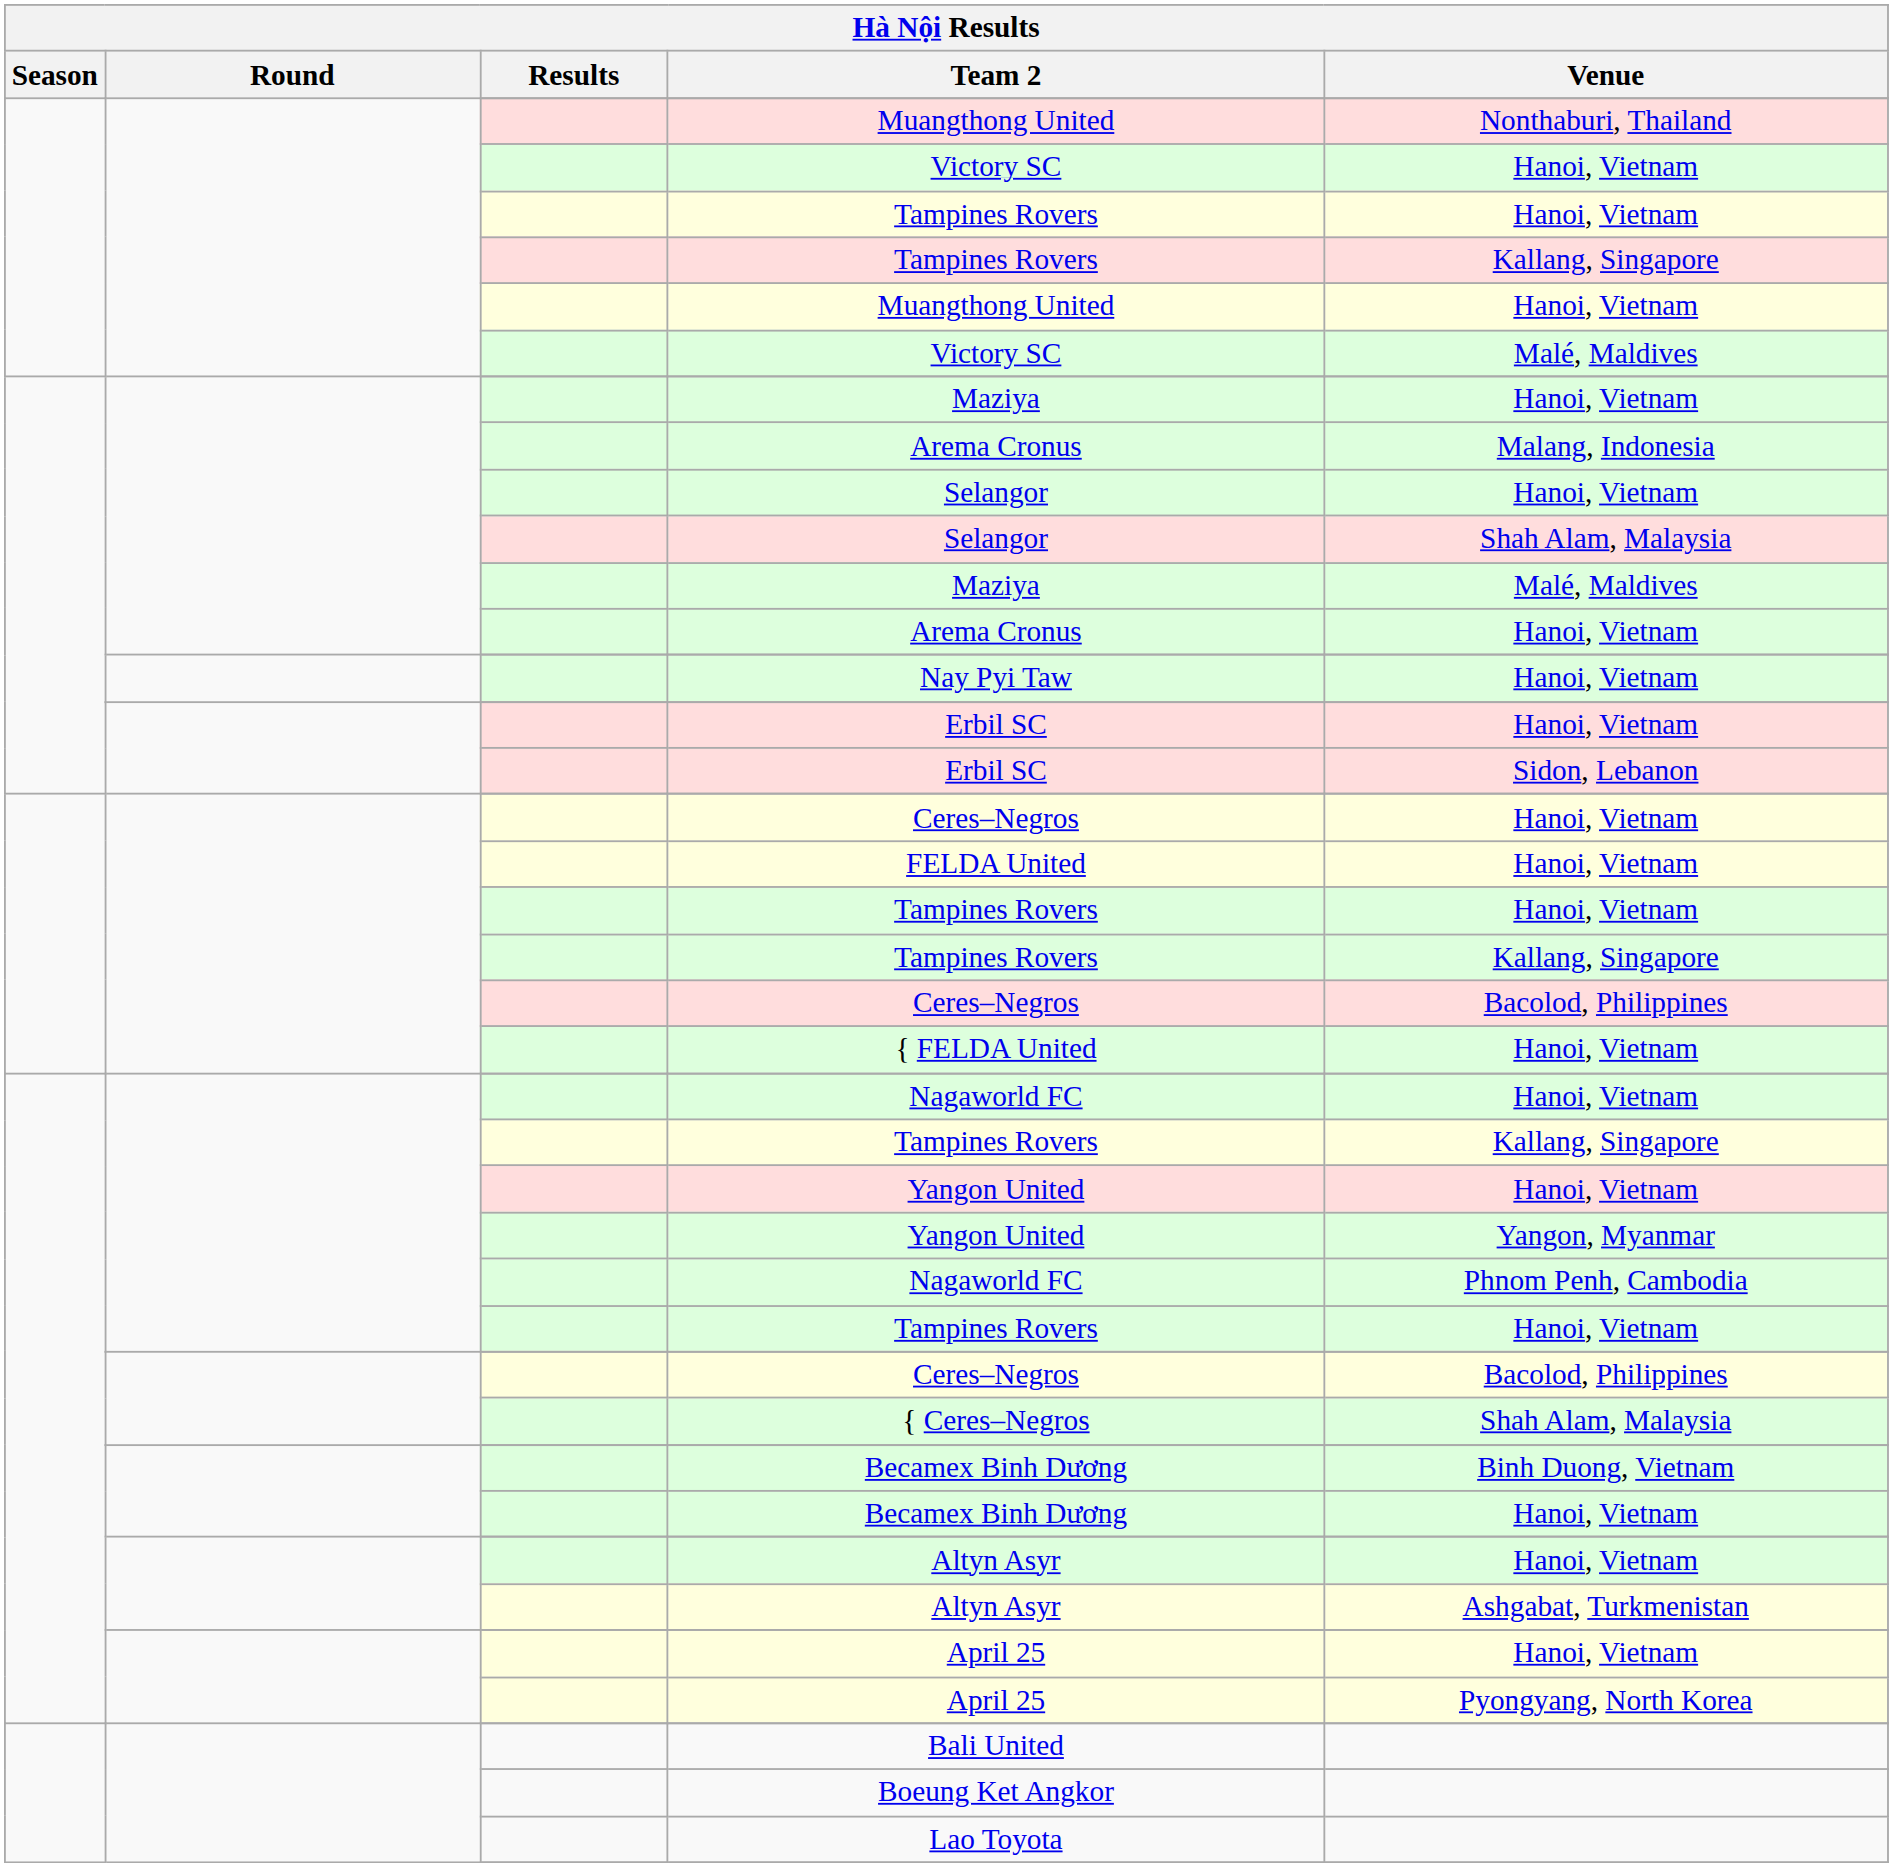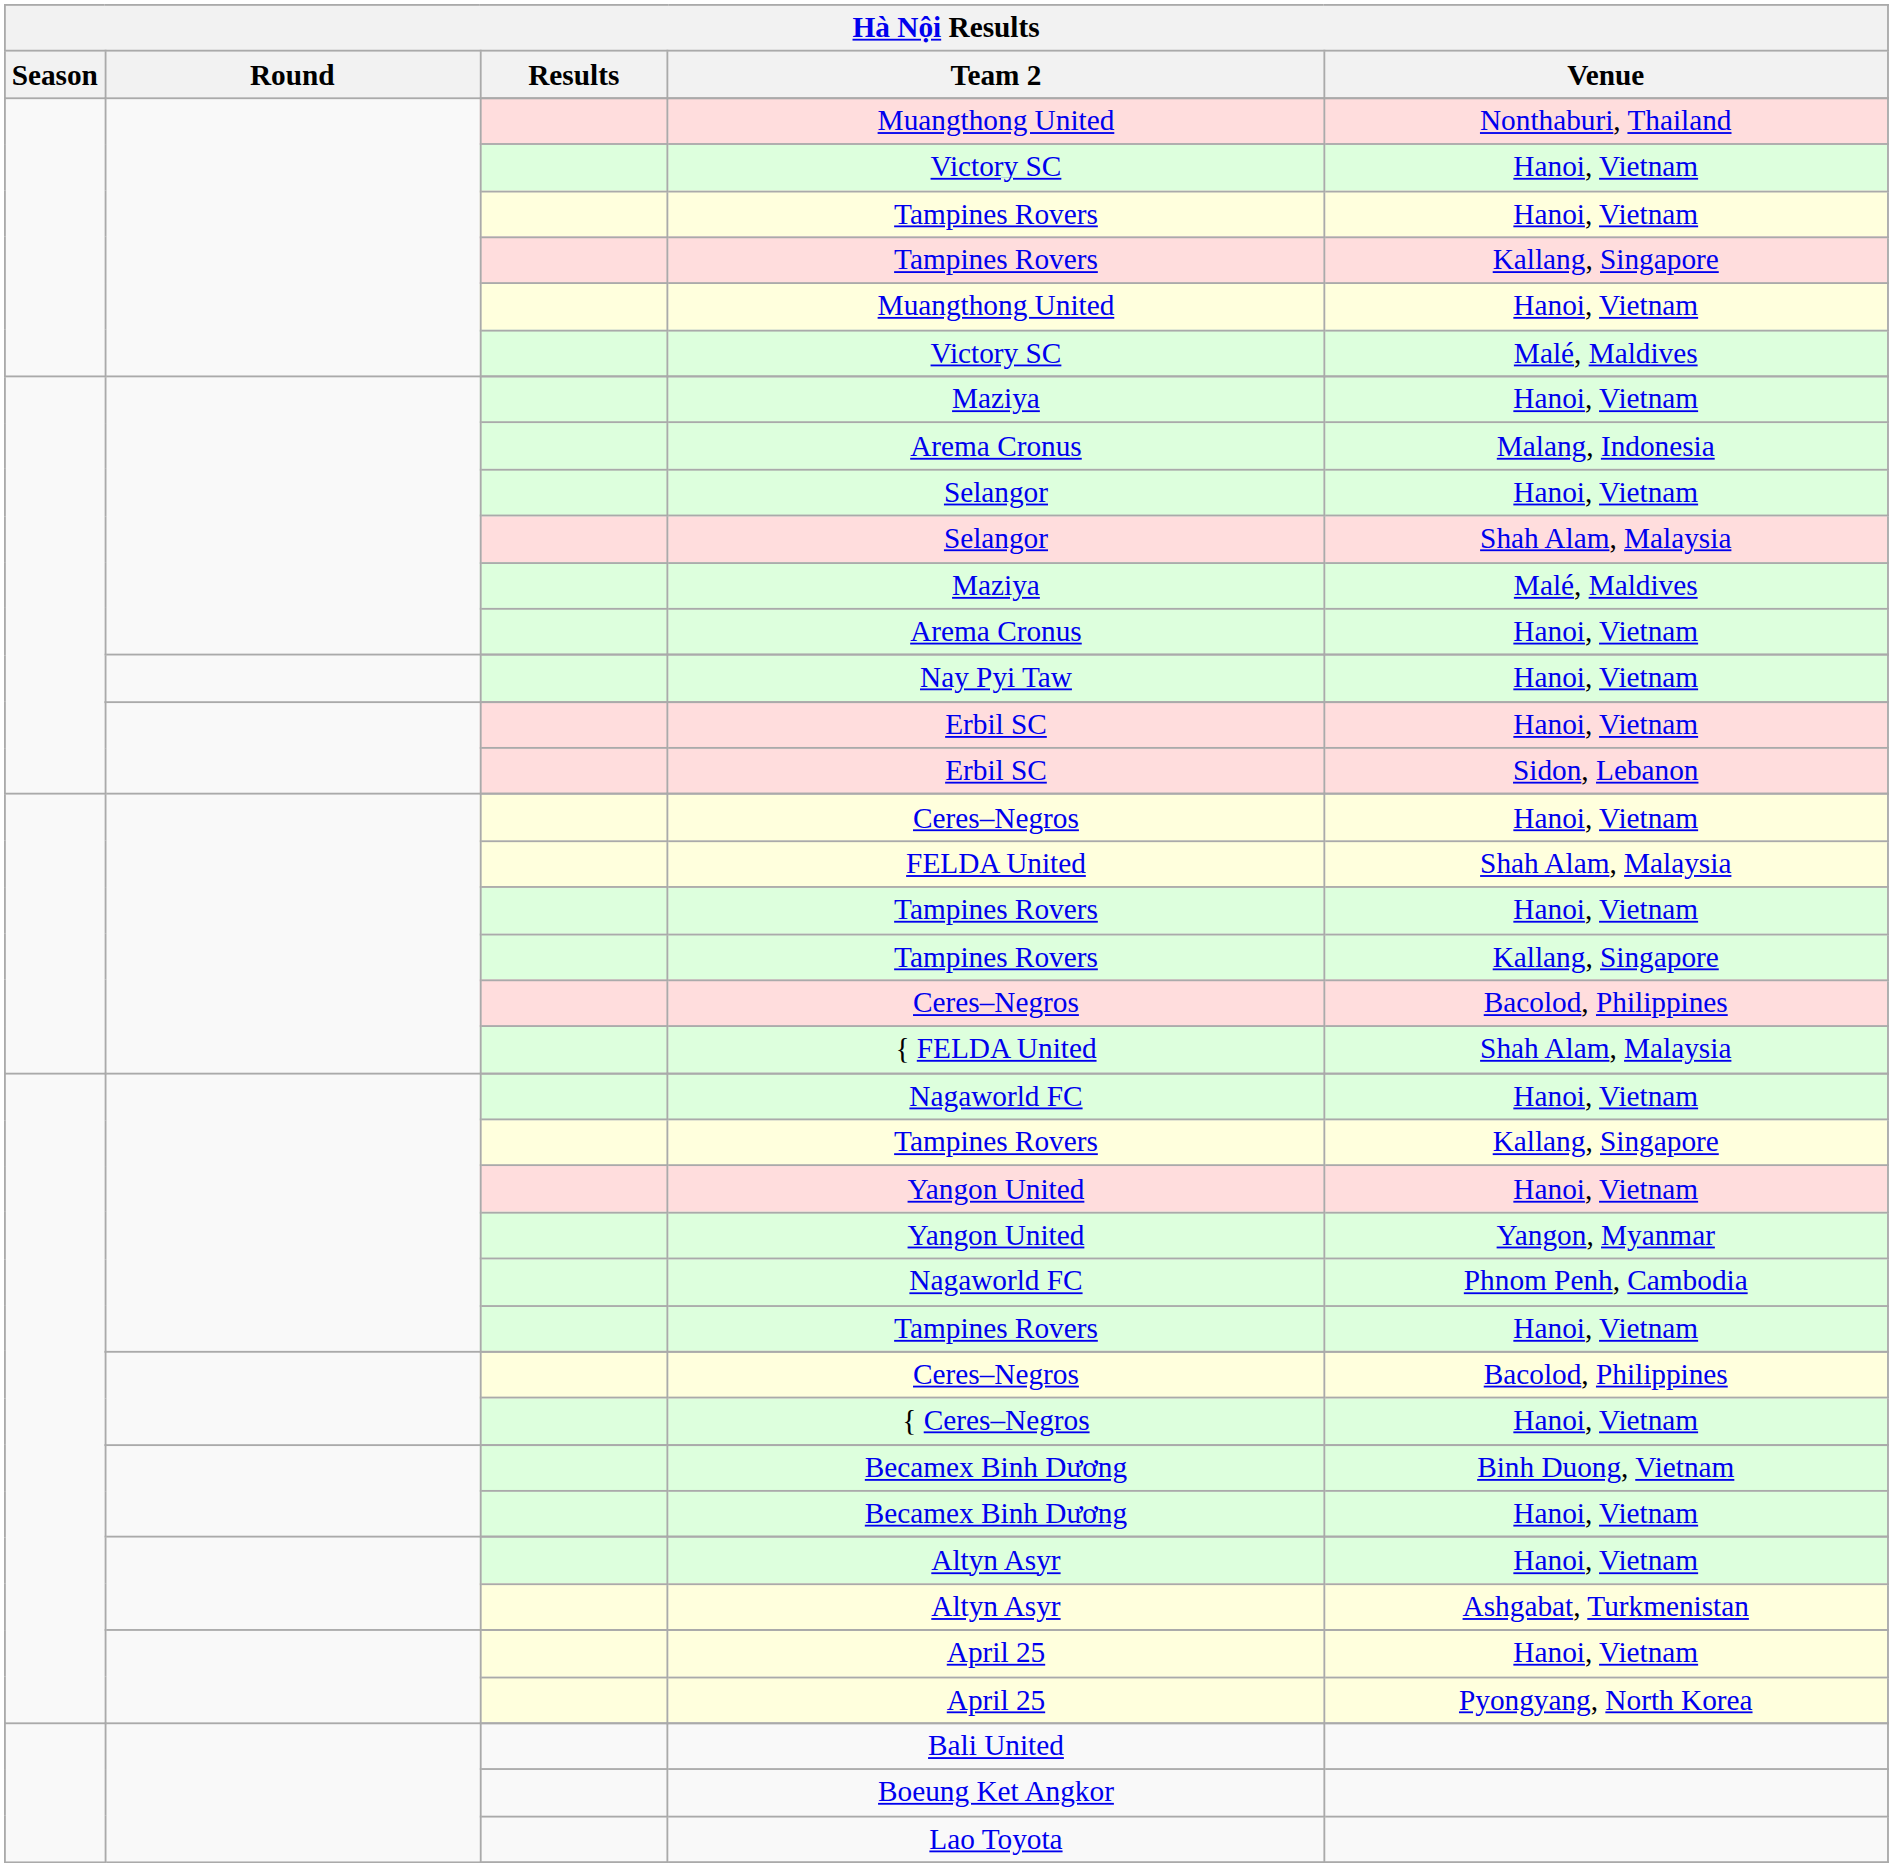(1606, 863) Hanoi, Vietnam -> (1606, 863) Shah Alam, Malaysia
(1606, 1049) Hanoi, Vietnam -> (1606, 1049) Shah Alam, Malaysia
(1606, 1420) Shah Alam, Malaysia -> (1606, 1420) Hanoi, Vietnam
